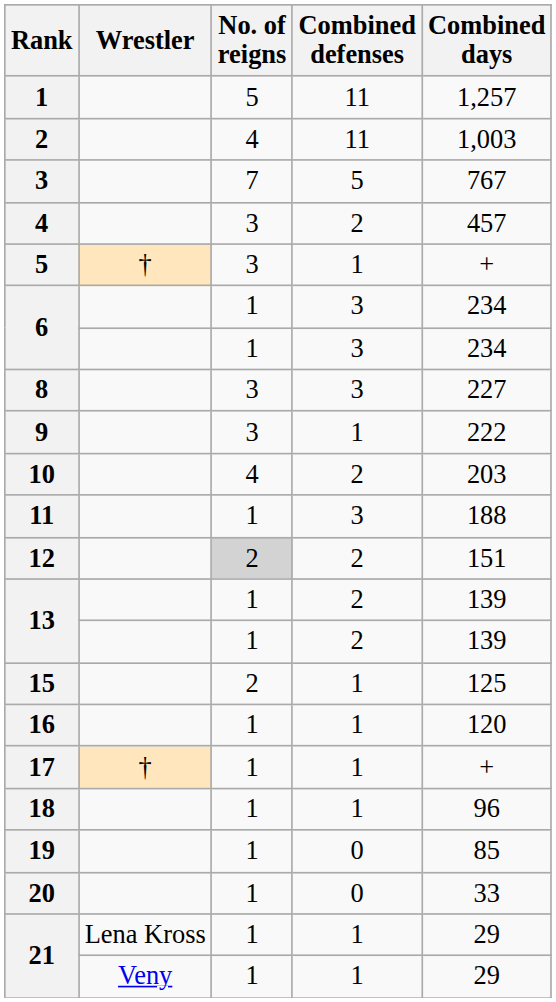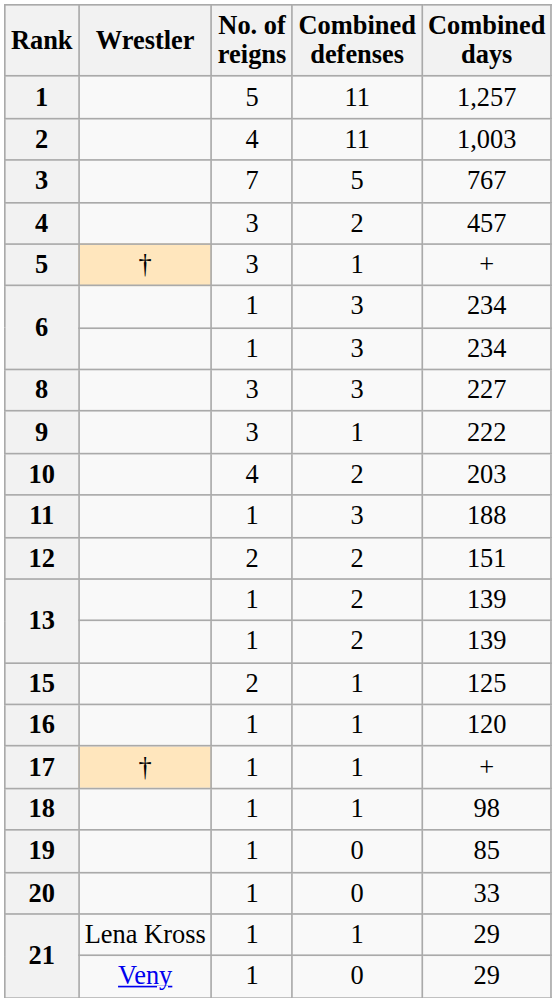(252, 557) lightgrey background -> (252, 557) no background
(487, 808) 96 -> (487, 808) 98
(357, 976) 1 -> (357, 976) 0
